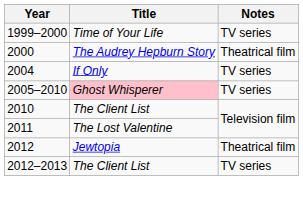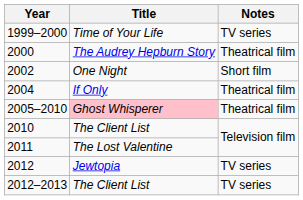+ row: (20, 71)
(246, 71) TV series -> (258, 90) Theatrical film
(246, 90) TV series -> (258, 109) Theatrical film
(258, 147) Theatrical film -> (246, 166) TV series
